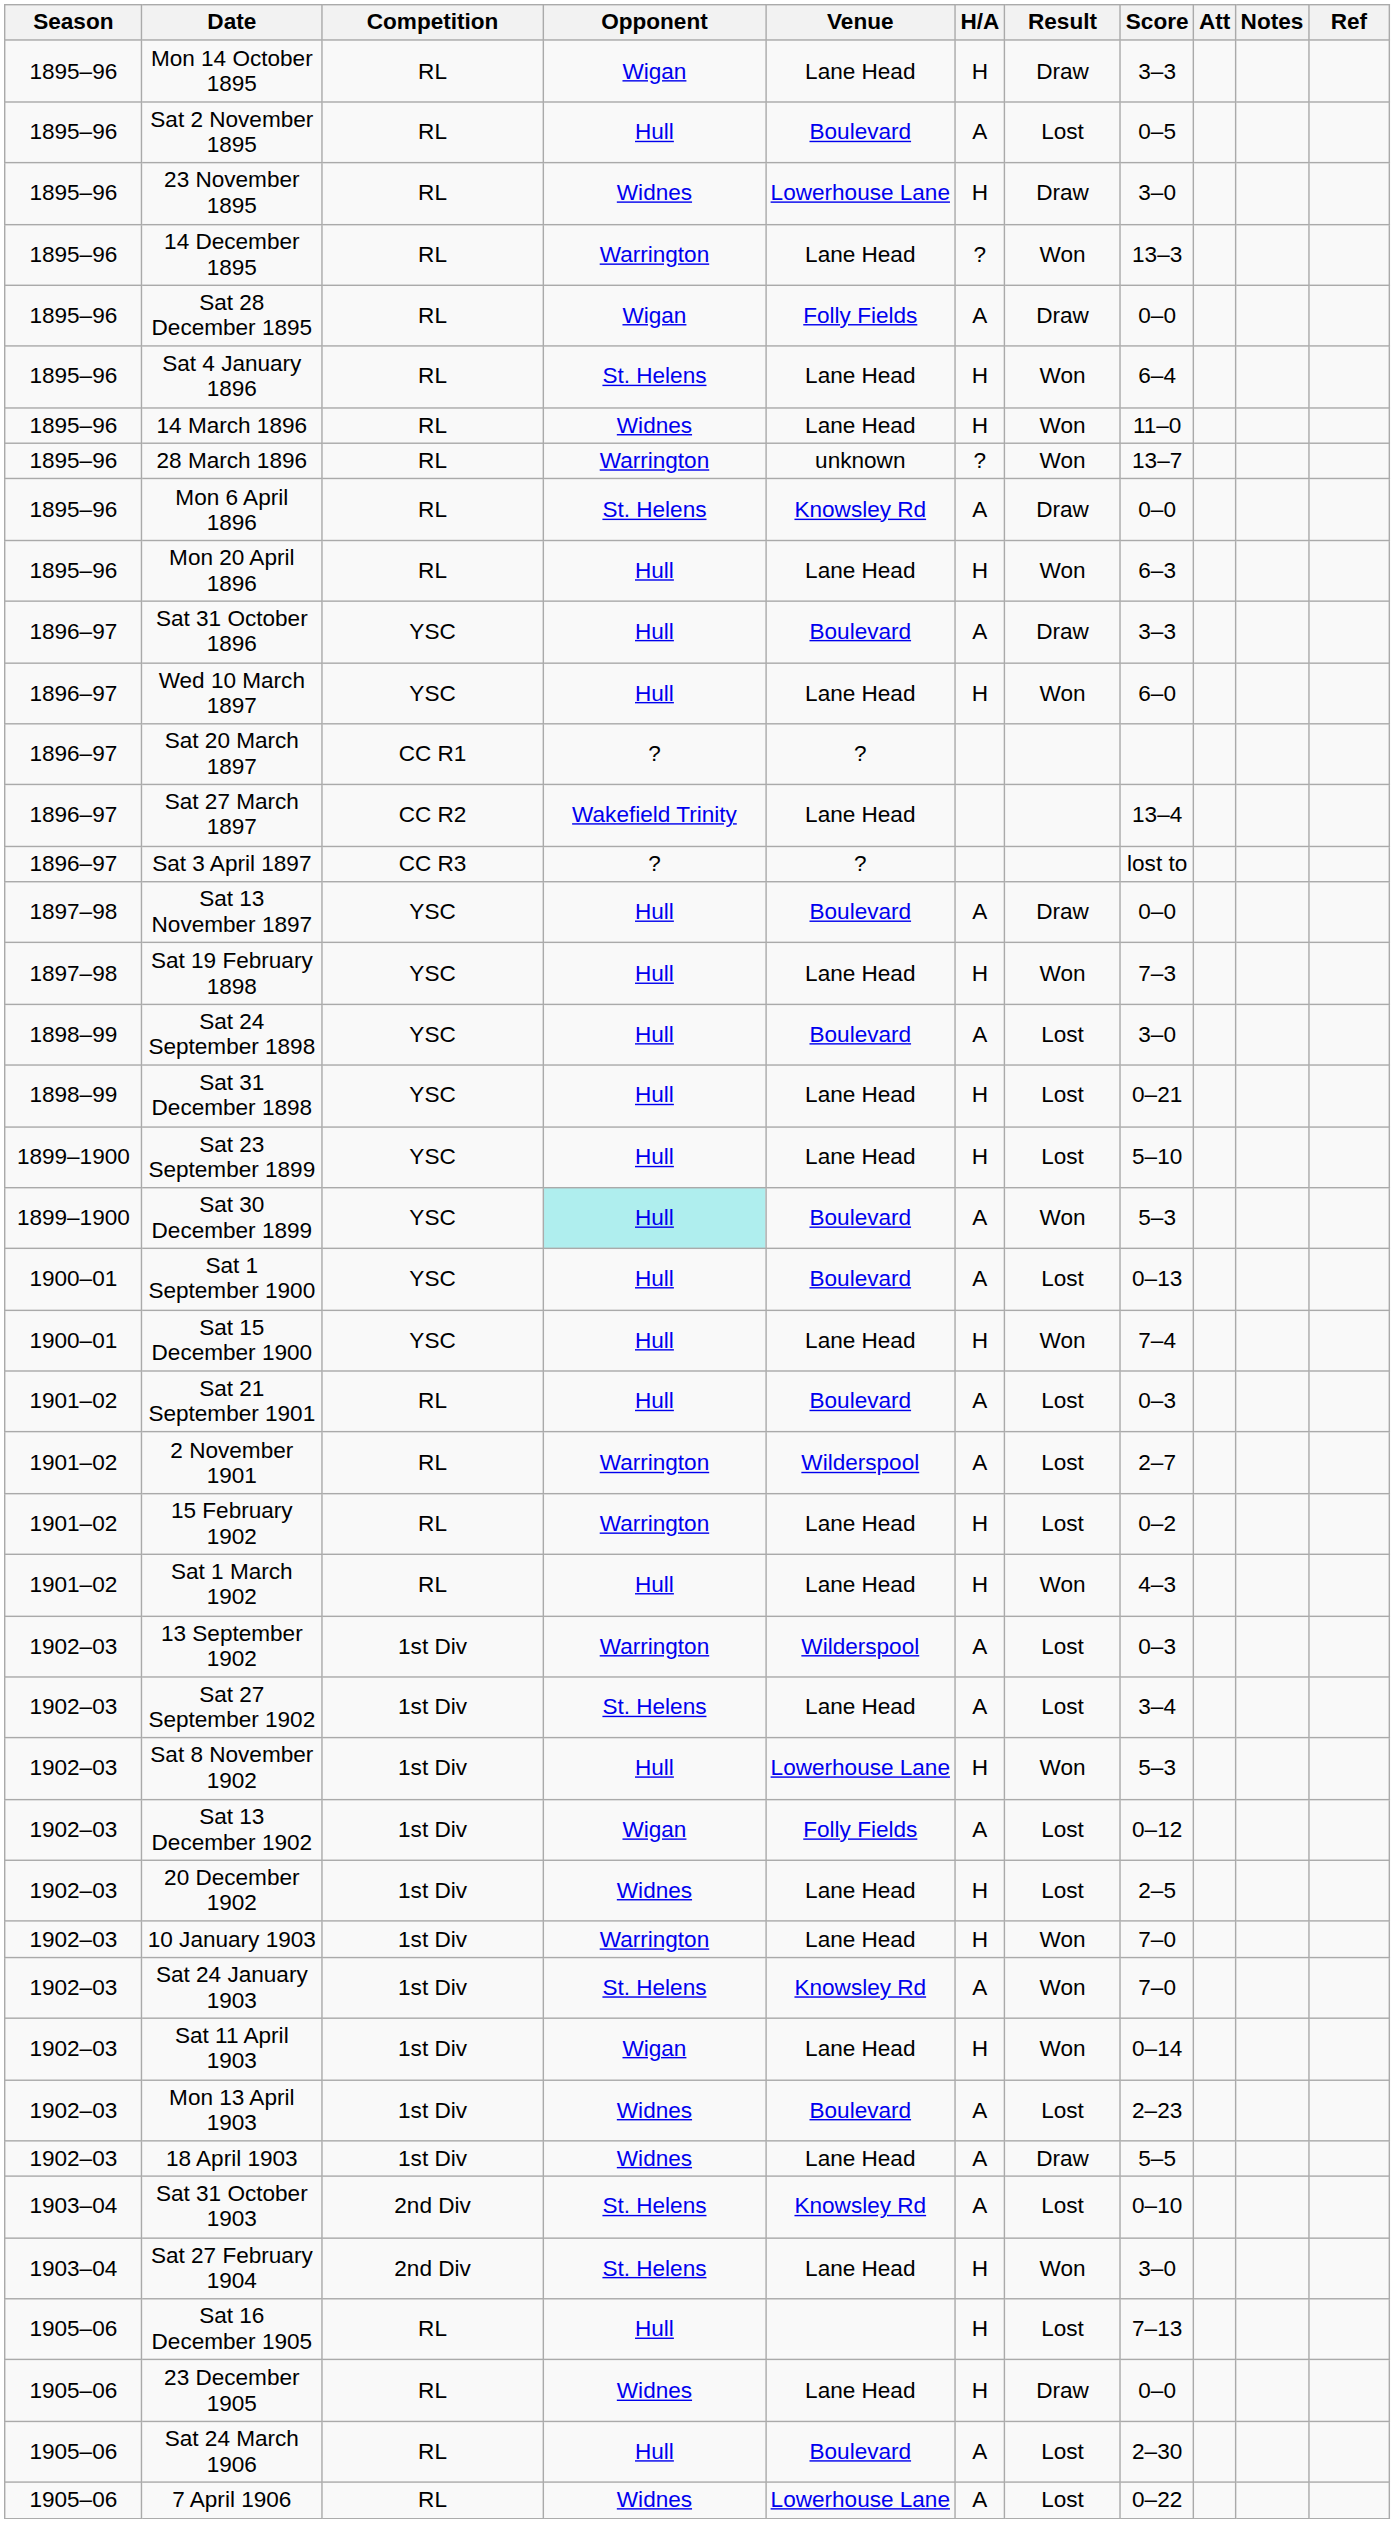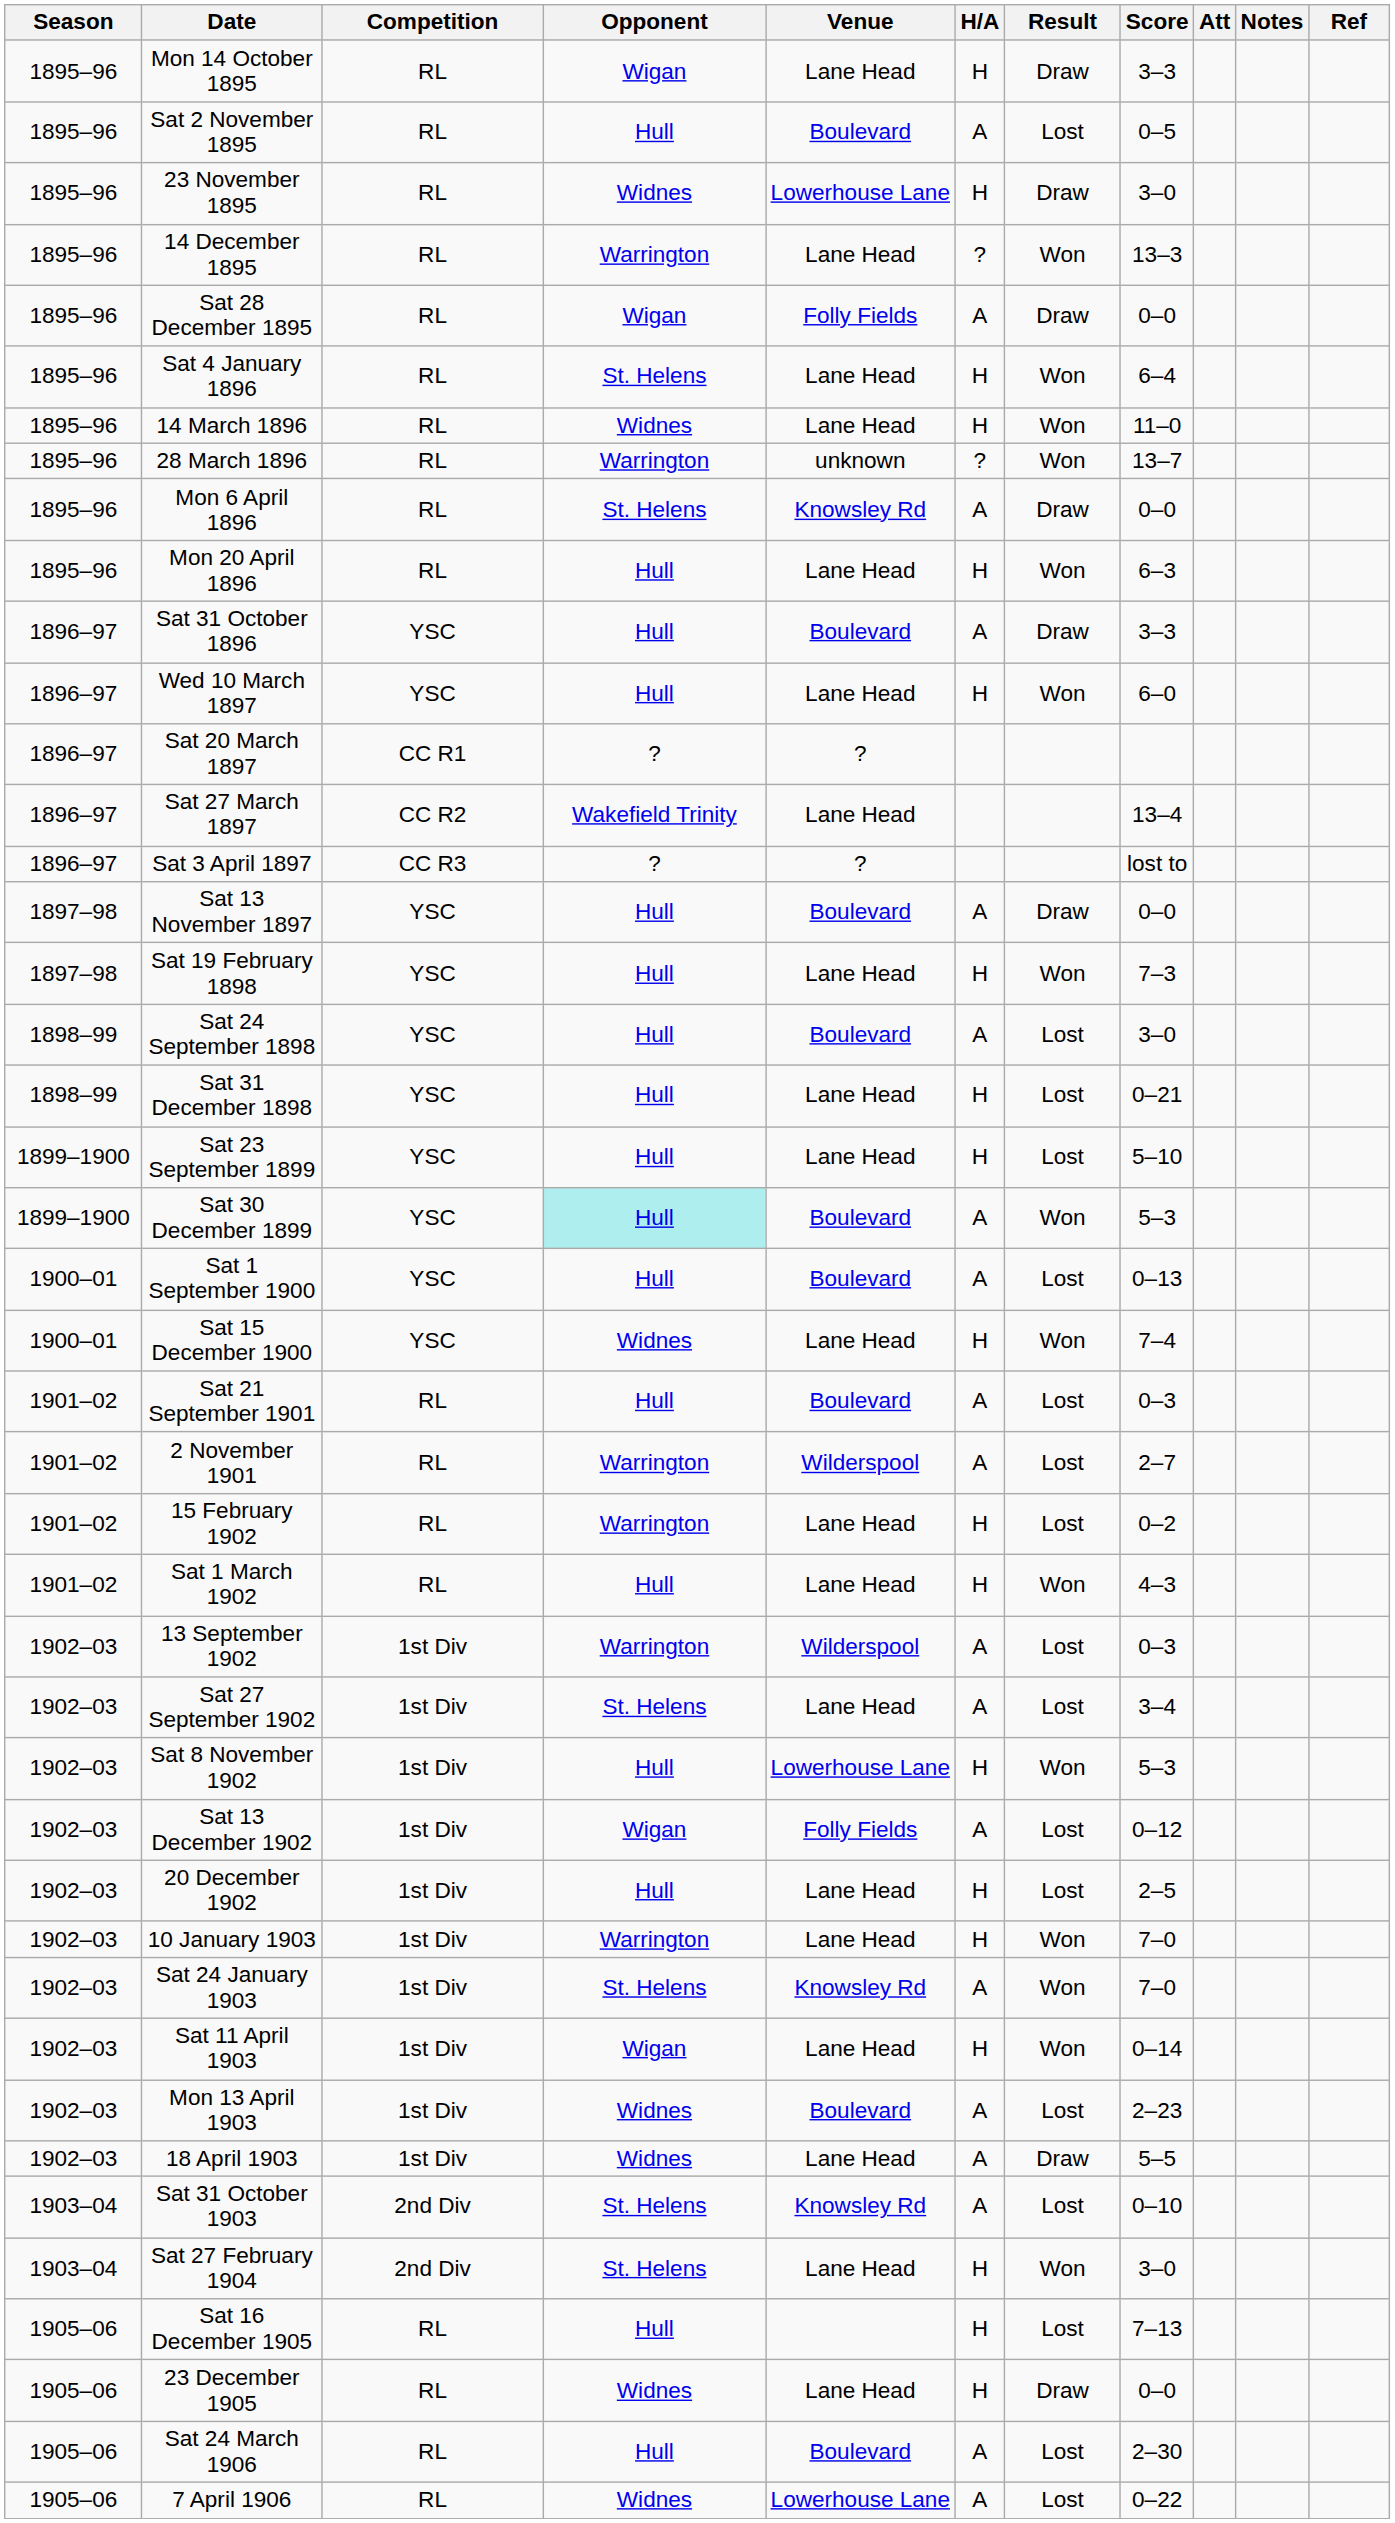(654, 1340) Hull -> (654, 1340) Widnes
(654, 1890) Widnes -> (654, 1890) Hull
